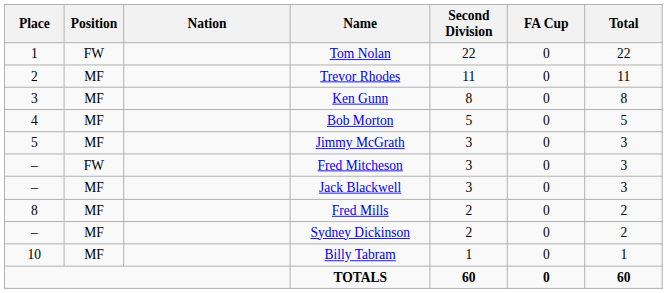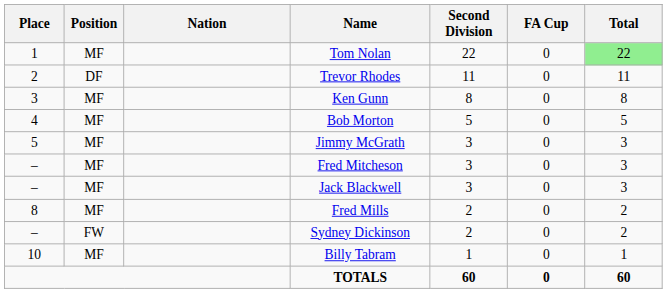(94, 54) FW -> (94, 54) MF
(624, 54) no background -> (624, 54) lightgreen background
(94, 76) MF -> (94, 76) DF
(94, 165) FW -> (94, 165) MF
(94, 232) MF -> (94, 232) FW
